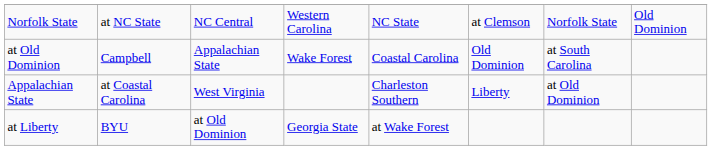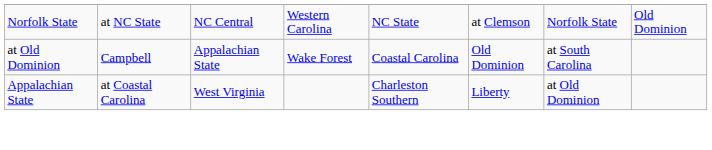- row: (33, 127)
